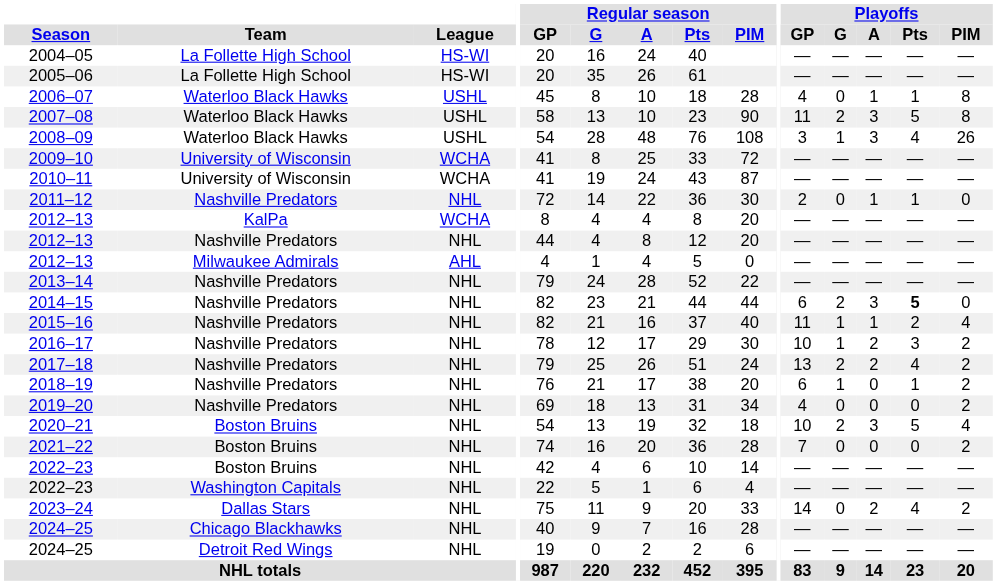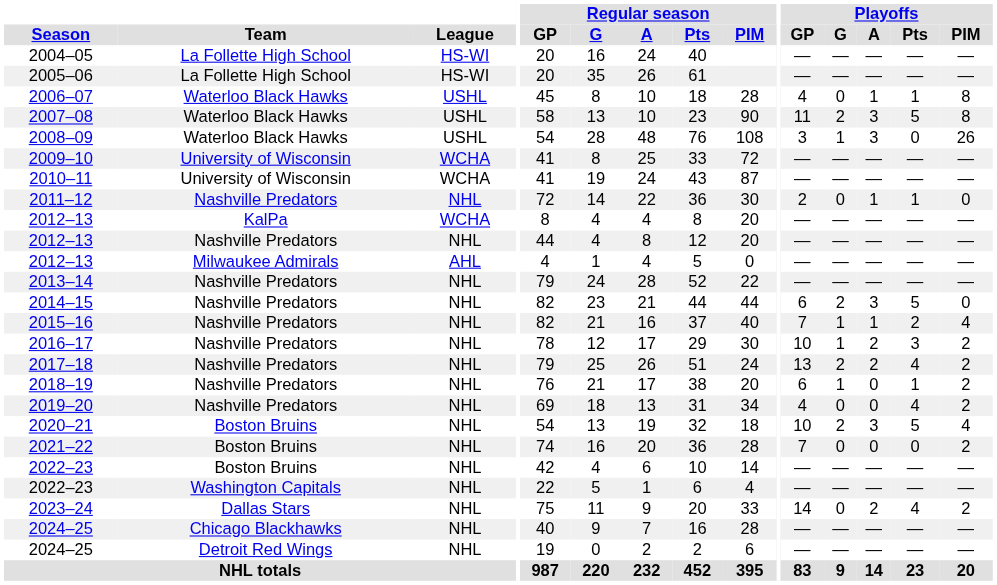(915, 137) 4 -> (915, 137) 0
(915, 302) bold -> (915, 302) normal
(802, 323) 11 -> (802, 323) 7
(915, 405) 0 -> (915, 405) 4
